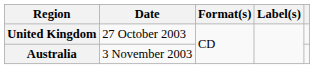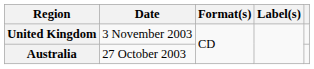(144, 34) 27 October 2003 -> (147, 34) 3 November 2003
(147, 53) 3 November 2003 -> (144, 53) 27 October 2003
